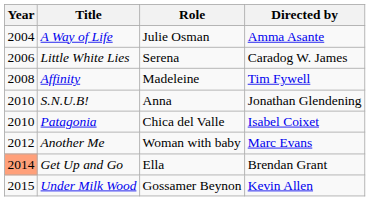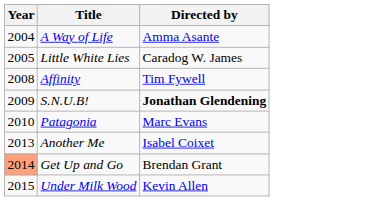- column: (192, 15)
(21, 57) 2006 -> (21, 57) 2005
(21, 100) 2010 -> (21, 100) 2009
(305, 100) normal -> (204, 100) bold
(283, 121) Isabel Coixet -> (175, 121) Marc Evans
(21, 143) 2012 -> (21, 143) 2013
(280, 143) Marc Evans -> (178, 143) Isabel Coixet
